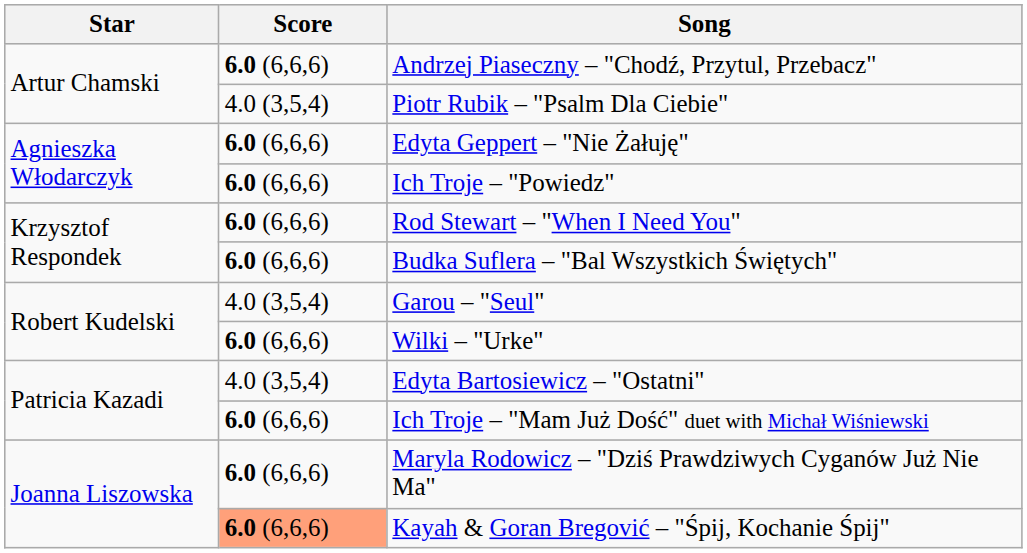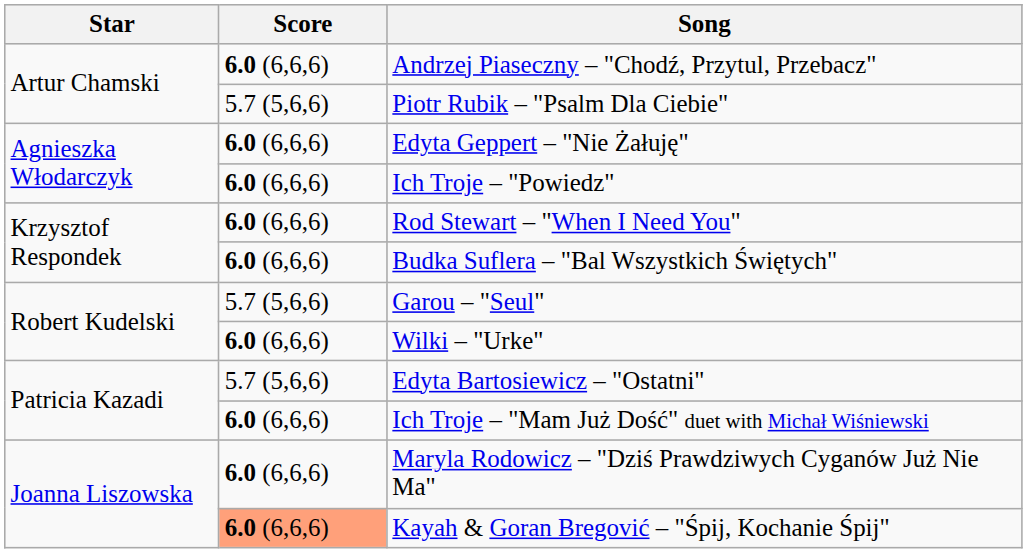(277, 103) 4.0 (3,5,4) -> (277, 103) 5.7 (5,6,6)
(277, 301) 4.0 (3,5,4) -> (277, 301) 5.7 (5,6,6)
(277, 380) 4.0 (3,5,4) -> (277, 380) 5.7 (5,6,6)
